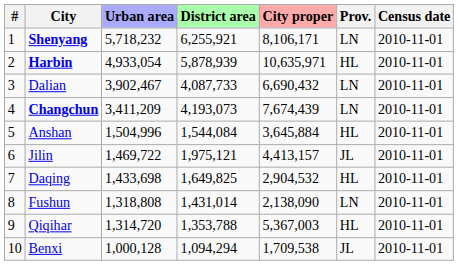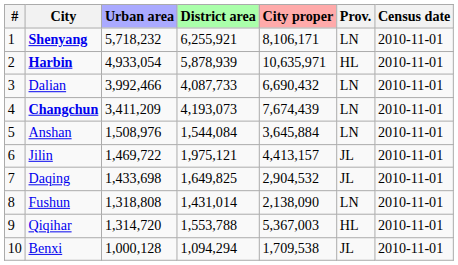(133, 86) 3,902,467 -> (133, 86) 3,992,466
(133, 132) 1,504,996 -> (133, 132) 1,508,976
(349, 132) HL -> (349, 132) LN
(349, 179) HL -> (347, 179) JL
(209, 226) 1,353,788 -> (209, 226) 1,553,788
